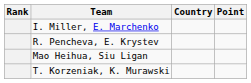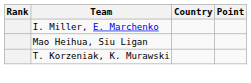- row: (96, 41)
